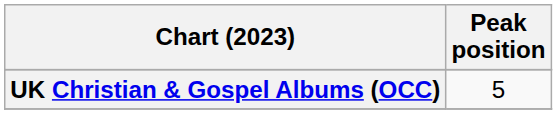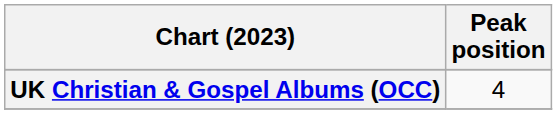(498, 89) 5 -> (498, 89) 4
